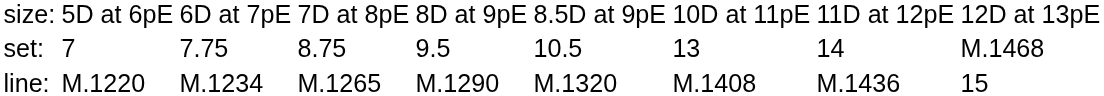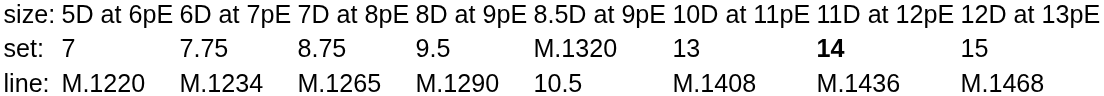(558, 49) 10.5 -> (575, 49) M.1320
(830, 49) normal -> (830, 49) bold
(1002, 49) M.1468 -> (974, 49) 15
(575, 83) M.1320 -> (558, 83) 10.5
(974, 83) 15 -> (1002, 83) M.1468
